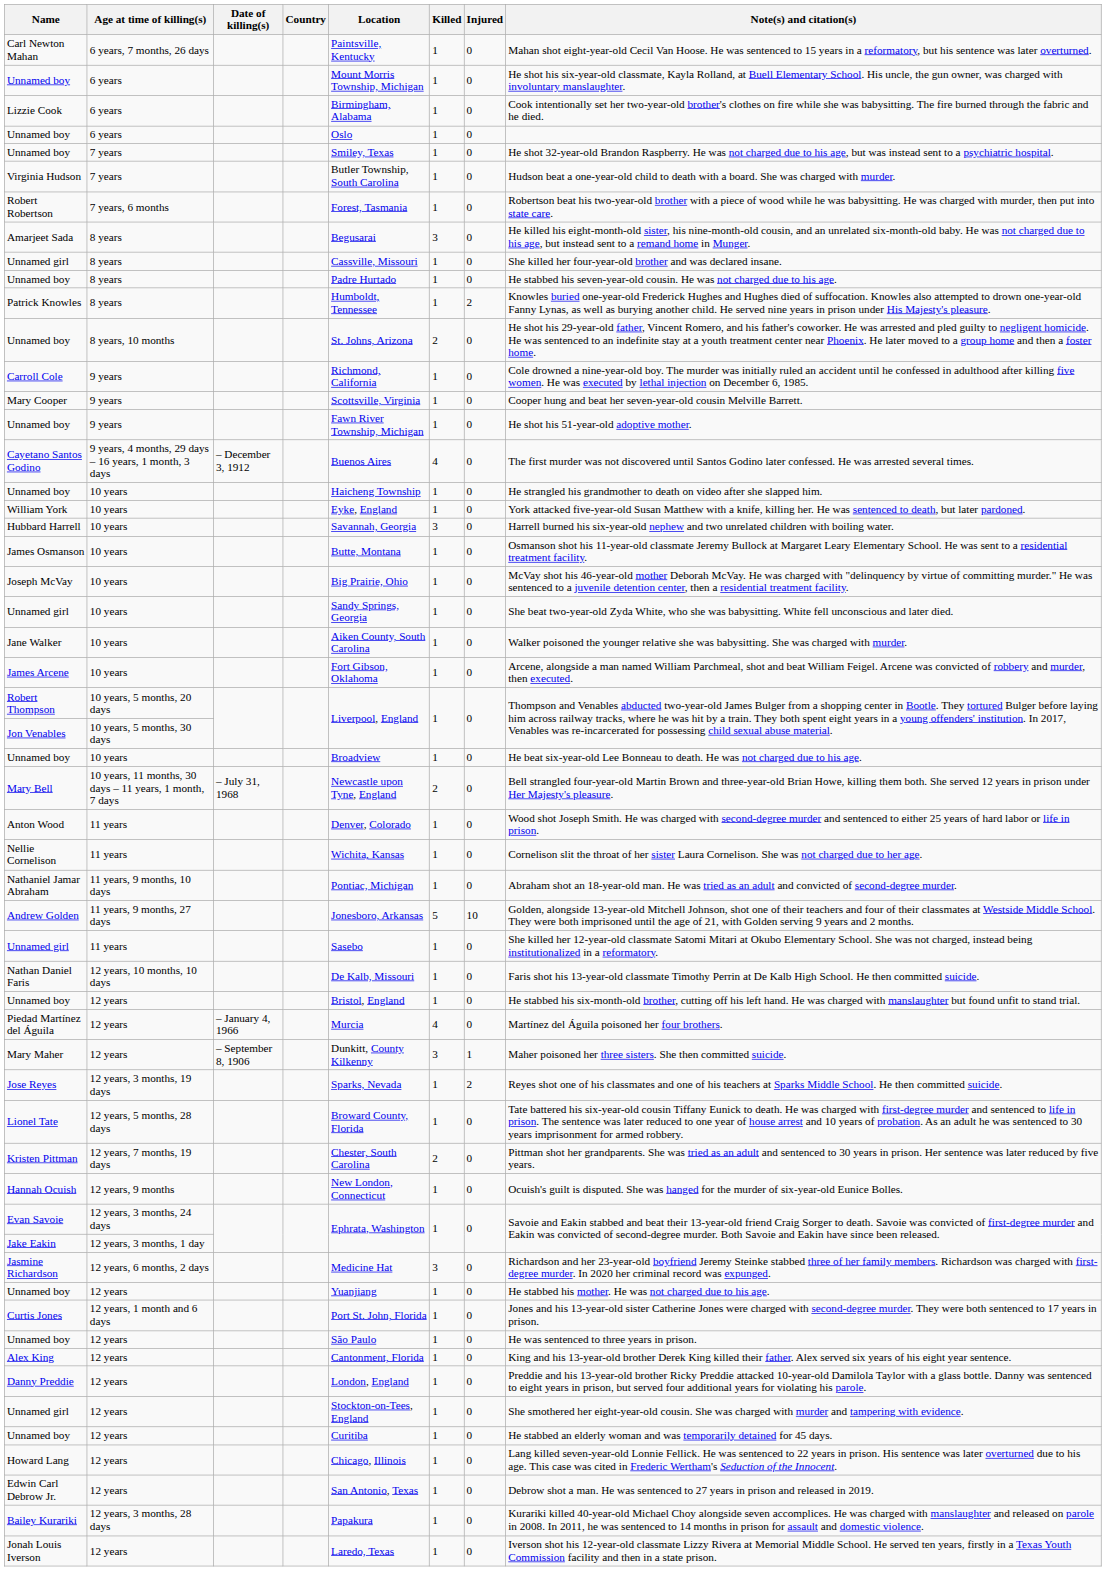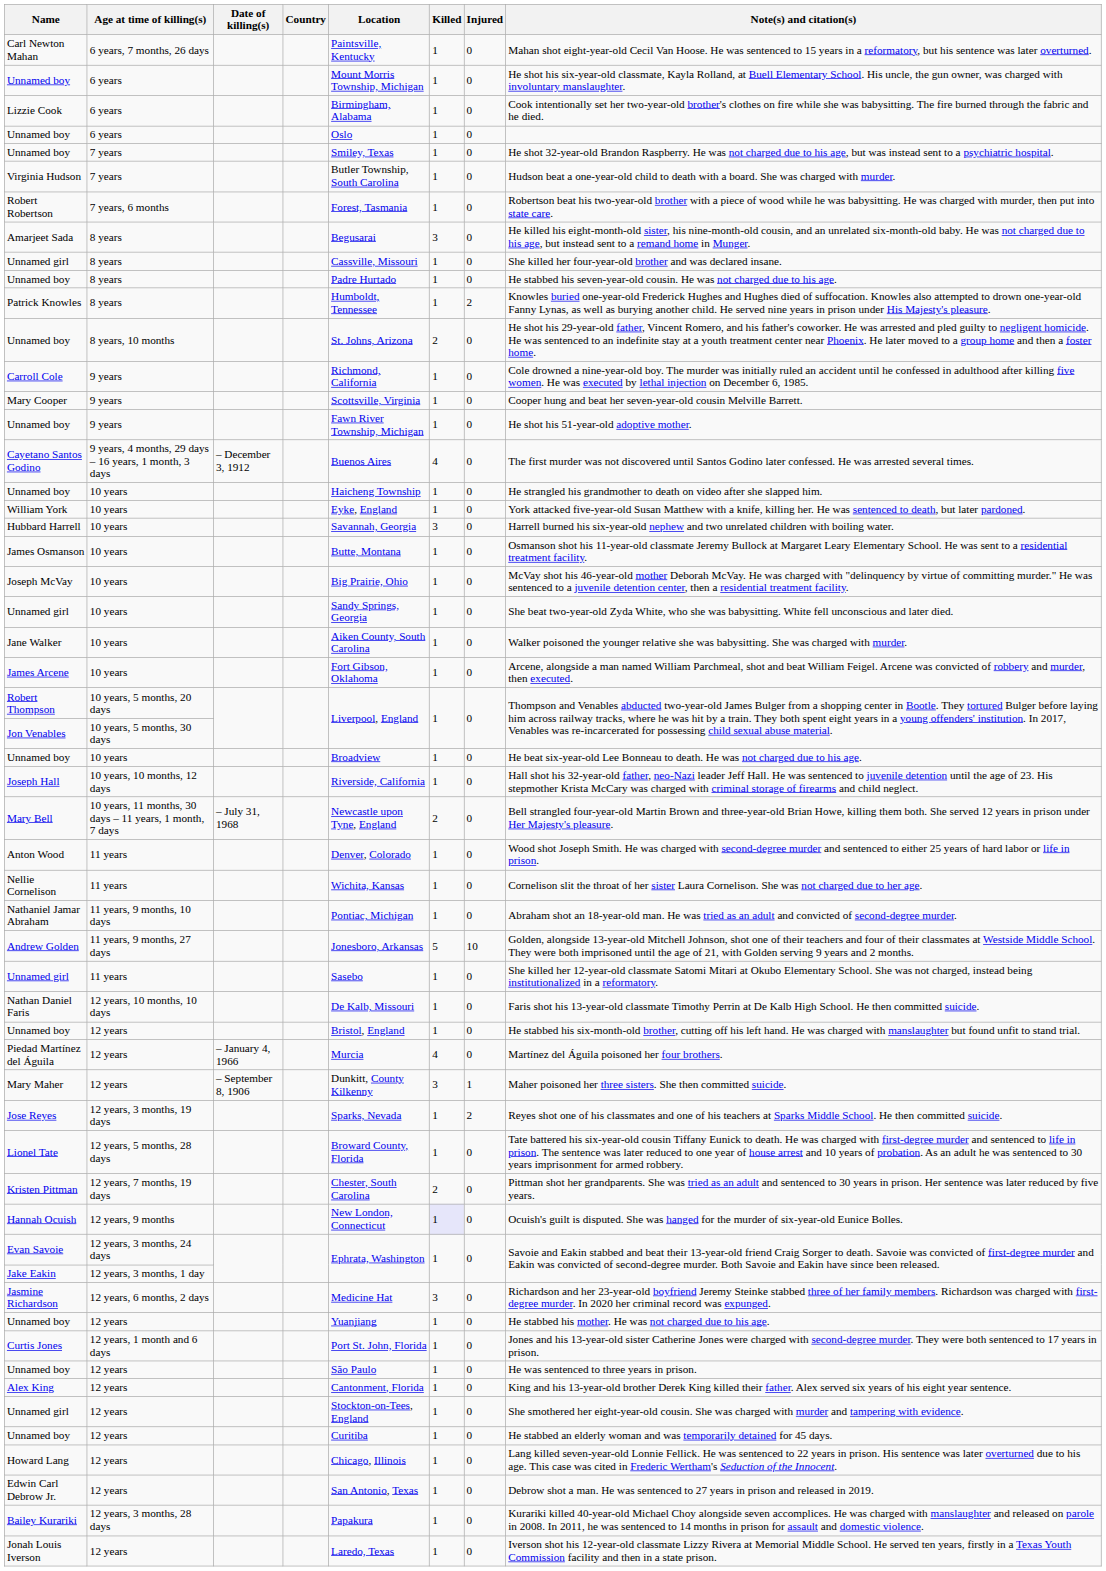+ row: (33, 781)
(435, 1188) no background -> (435, 1219) lavender background
- row: (40, 1381)
